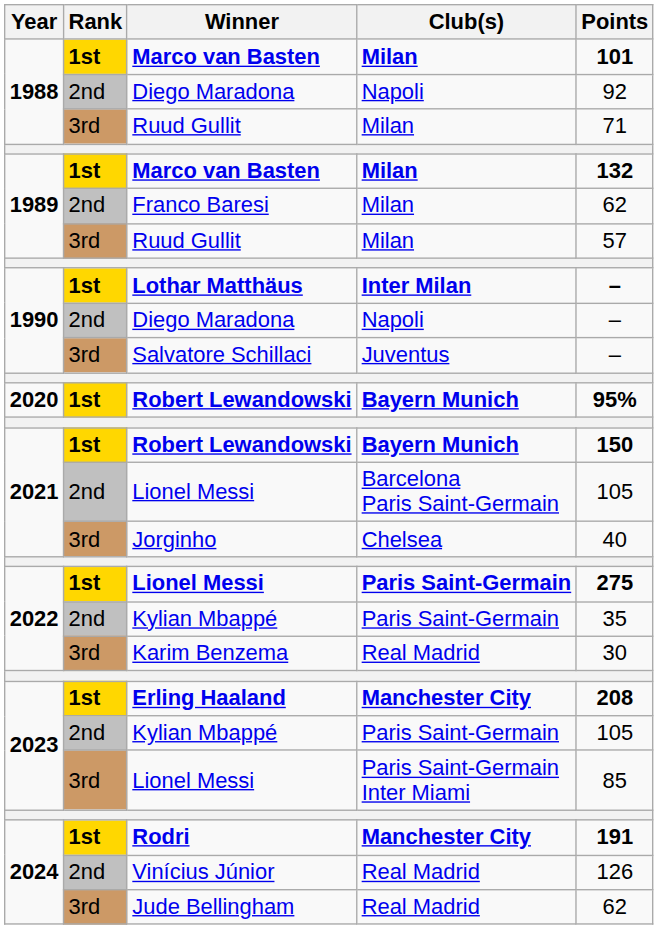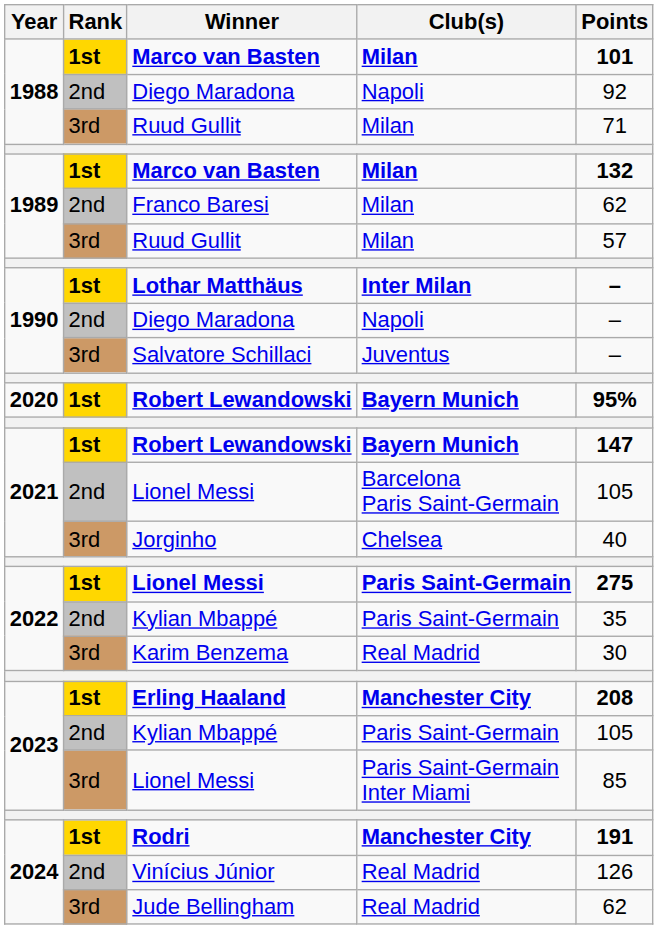(615, 444) 150 -> (615, 444) 147
